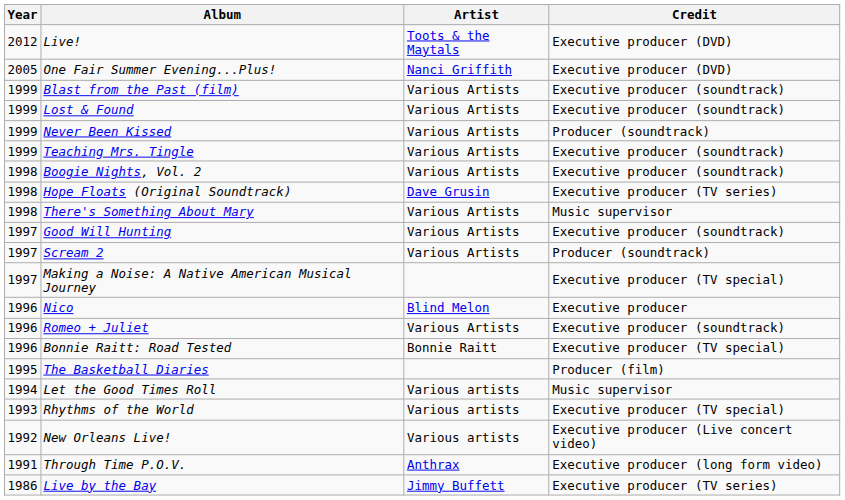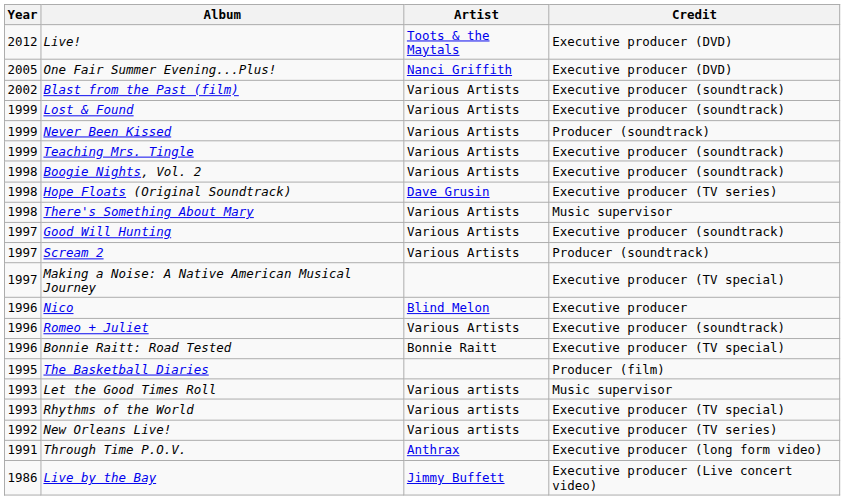(22, 90) 1999 -> (22, 90) 2002
(22, 389) 1994 -> (22, 389) 1993
(672, 437) Executive producer (Live concert video) -> (665, 430) Executive producer (TV series)
(665, 485) Executive producer (TV series) -> (672, 478) Executive producer (Live concert video)
